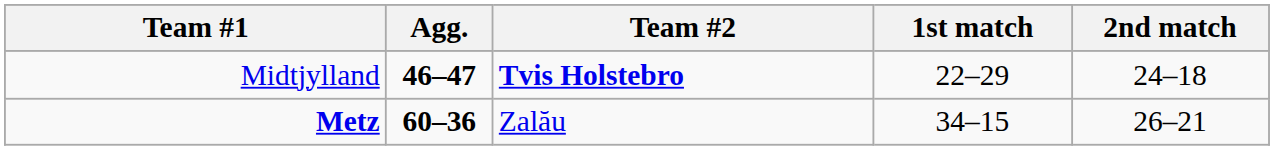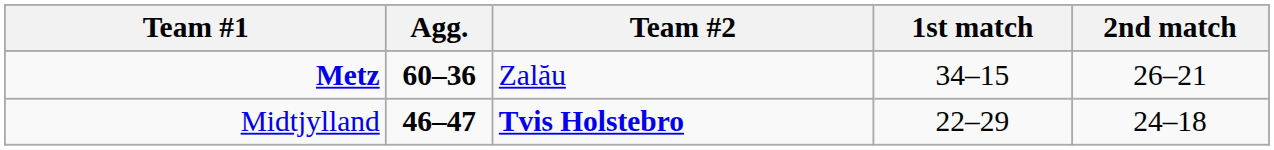rows swapped: (348, 121) <-> (310, 74)
